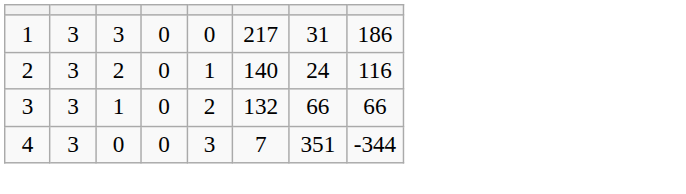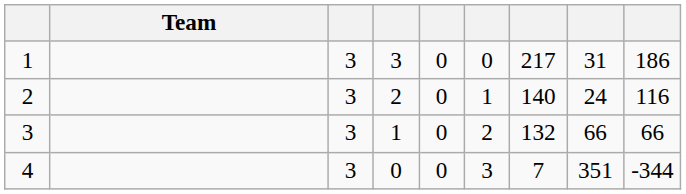+ column: (189, 22)
